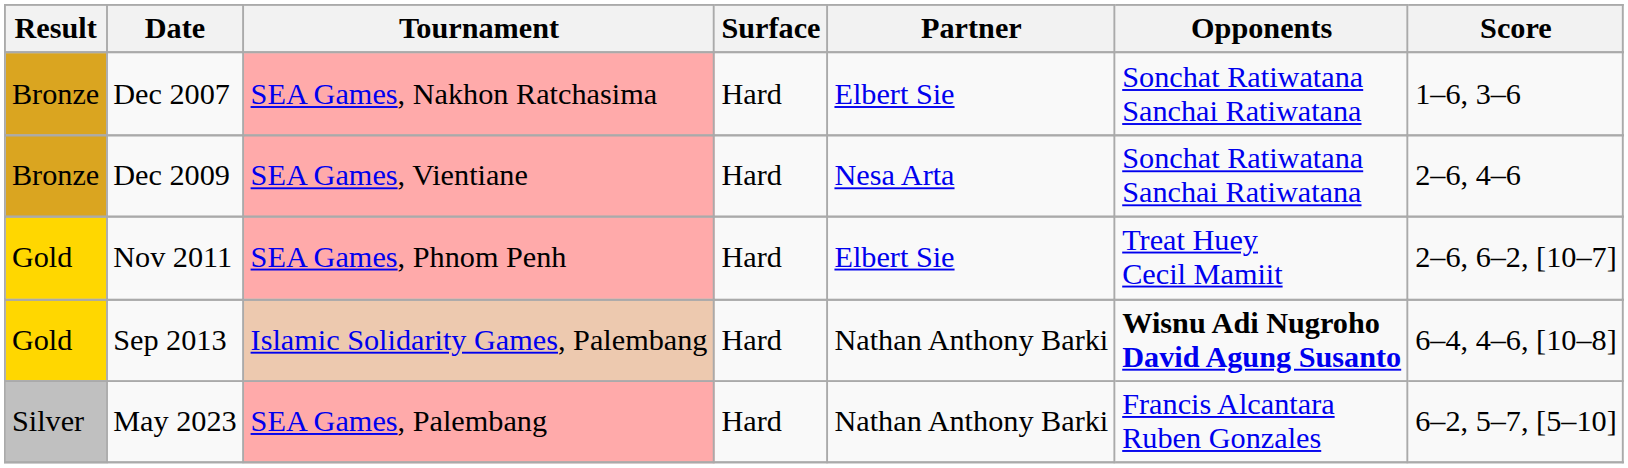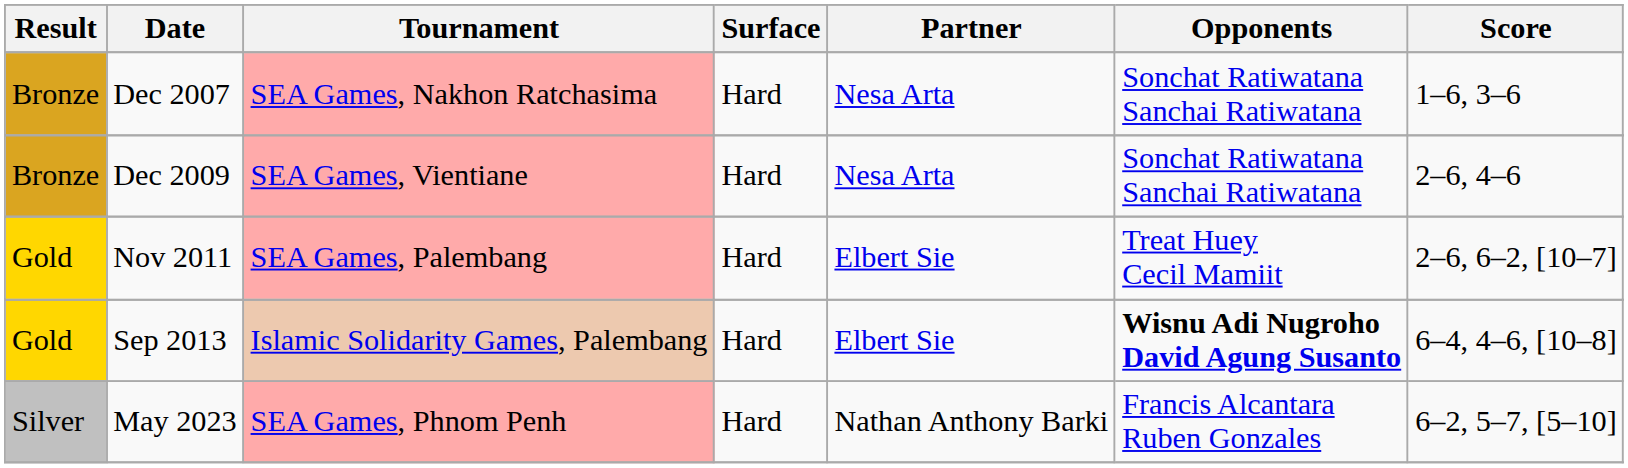(895, 93) Elbert Sie -> (894, 93) Nesa Arta
(409, 257) SEA Games, Phnom Penh -> (399, 257) SEA Games, Palembang
(971, 339) Nathan Anthony Barki -> (895, 339) Elbert Sie
(399, 421) SEA Games, Palembang -> (409, 421) SEA Games, Phnom Penh
